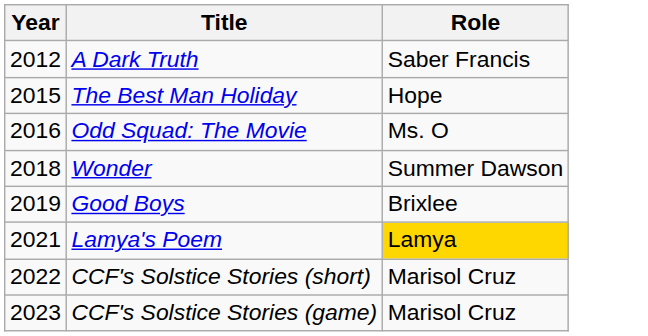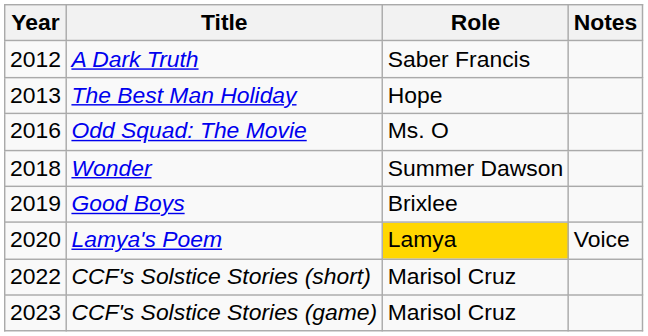+ column: (605, 22)
(35, 95) 2015 -> (35, 95) 2013
(35, 240) 2021 -> (35, 240) 2020
